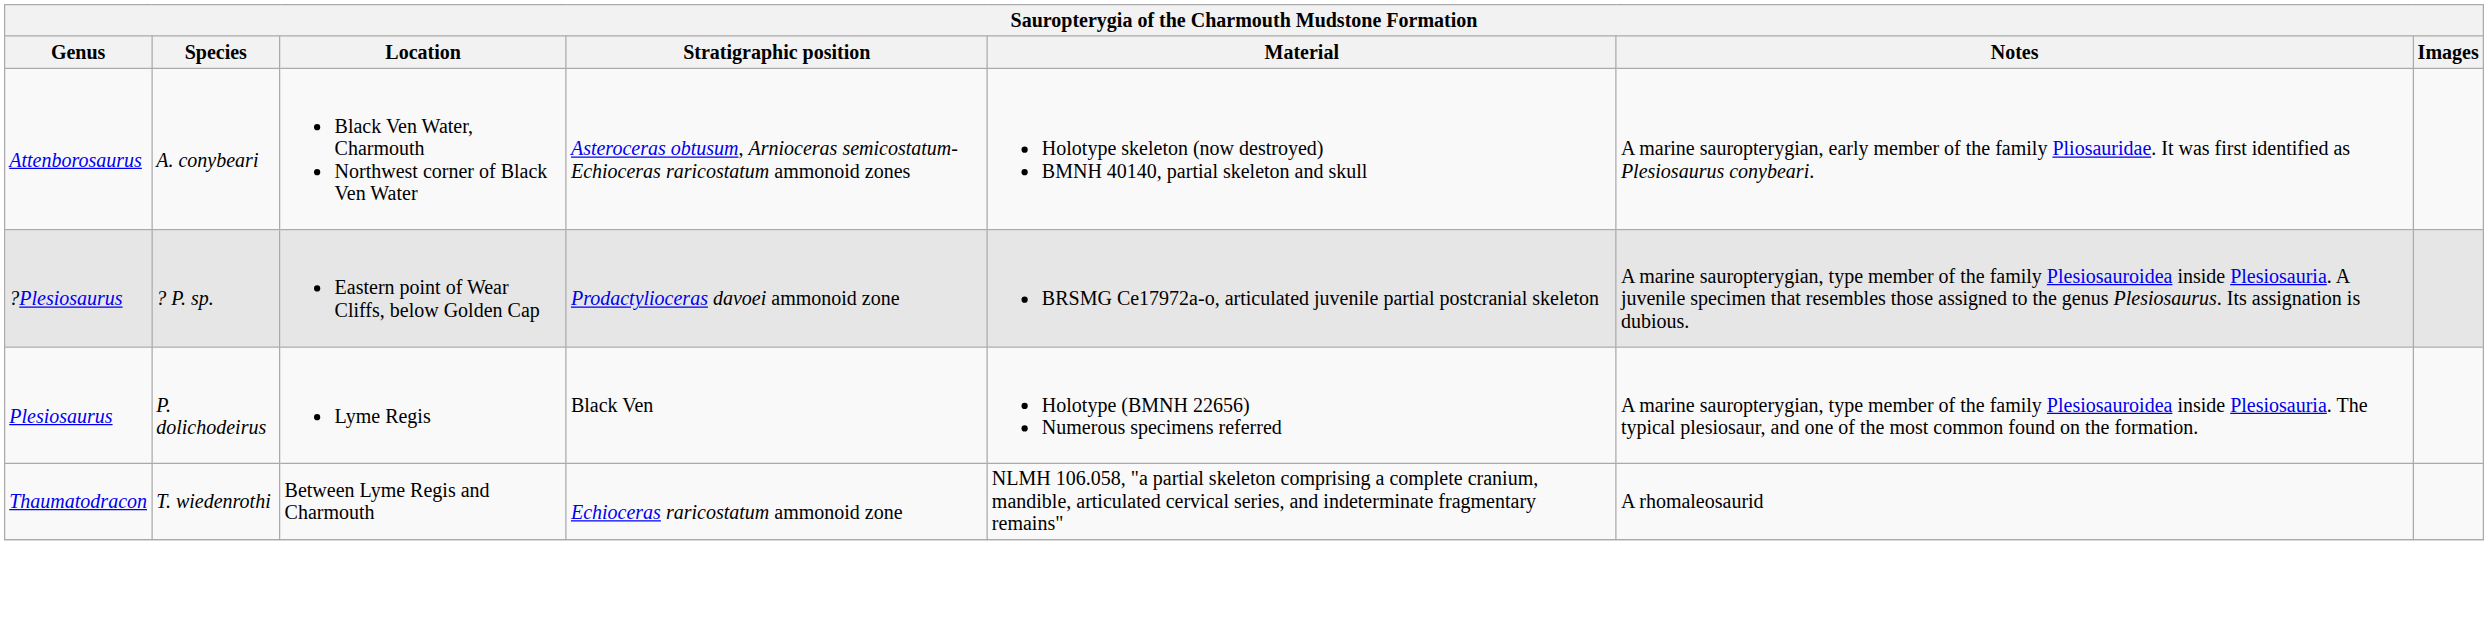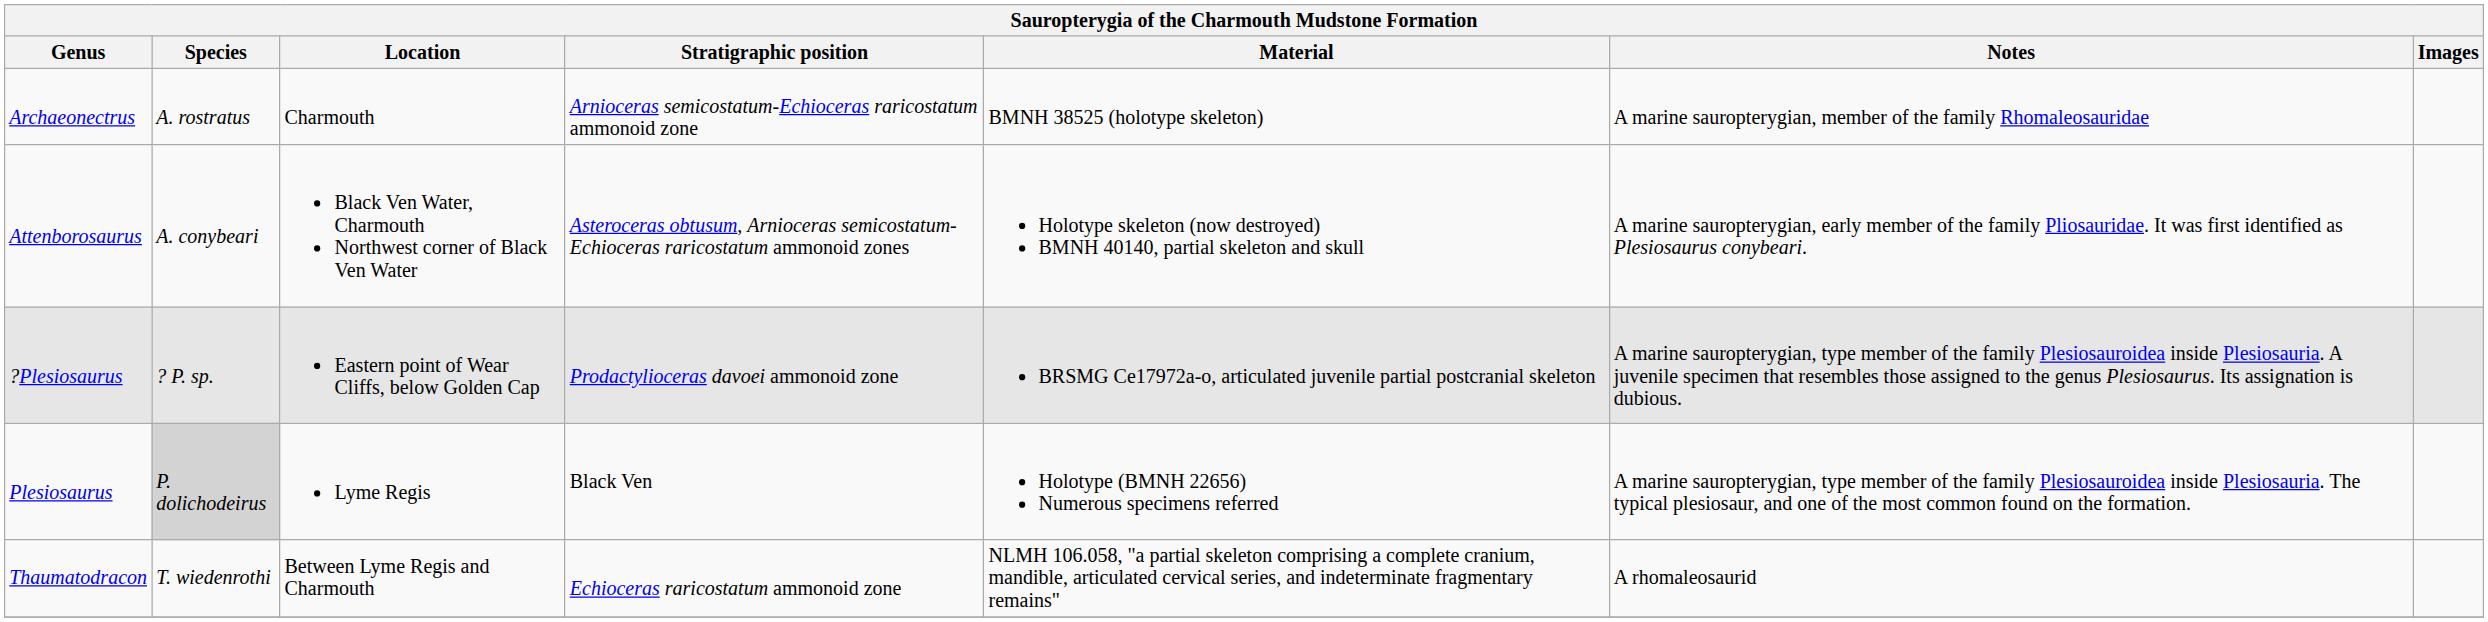+ row: (72, 117)
(211, 415) no background -> (211, 492) lightgrey background
